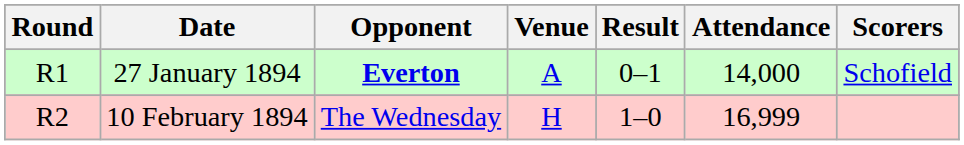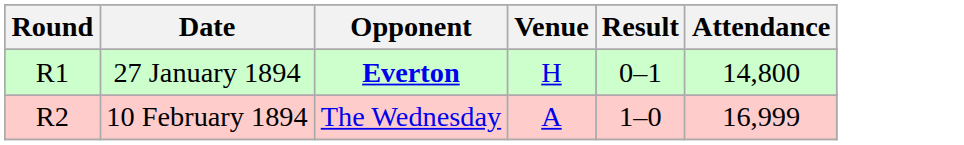- column: (898, 26)
(551, 71) A -> (551, 71) H
(761, 71) 14,000 -> (761, 71) 14,800
(551, 116) H -> (551, 116) A
